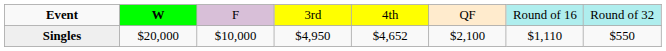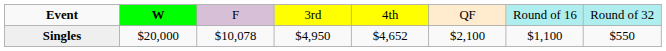(236, 36) $10,000 -> (236, 36) $10,078
(545, 36) $1,110 -> (545, 36) $1,100
